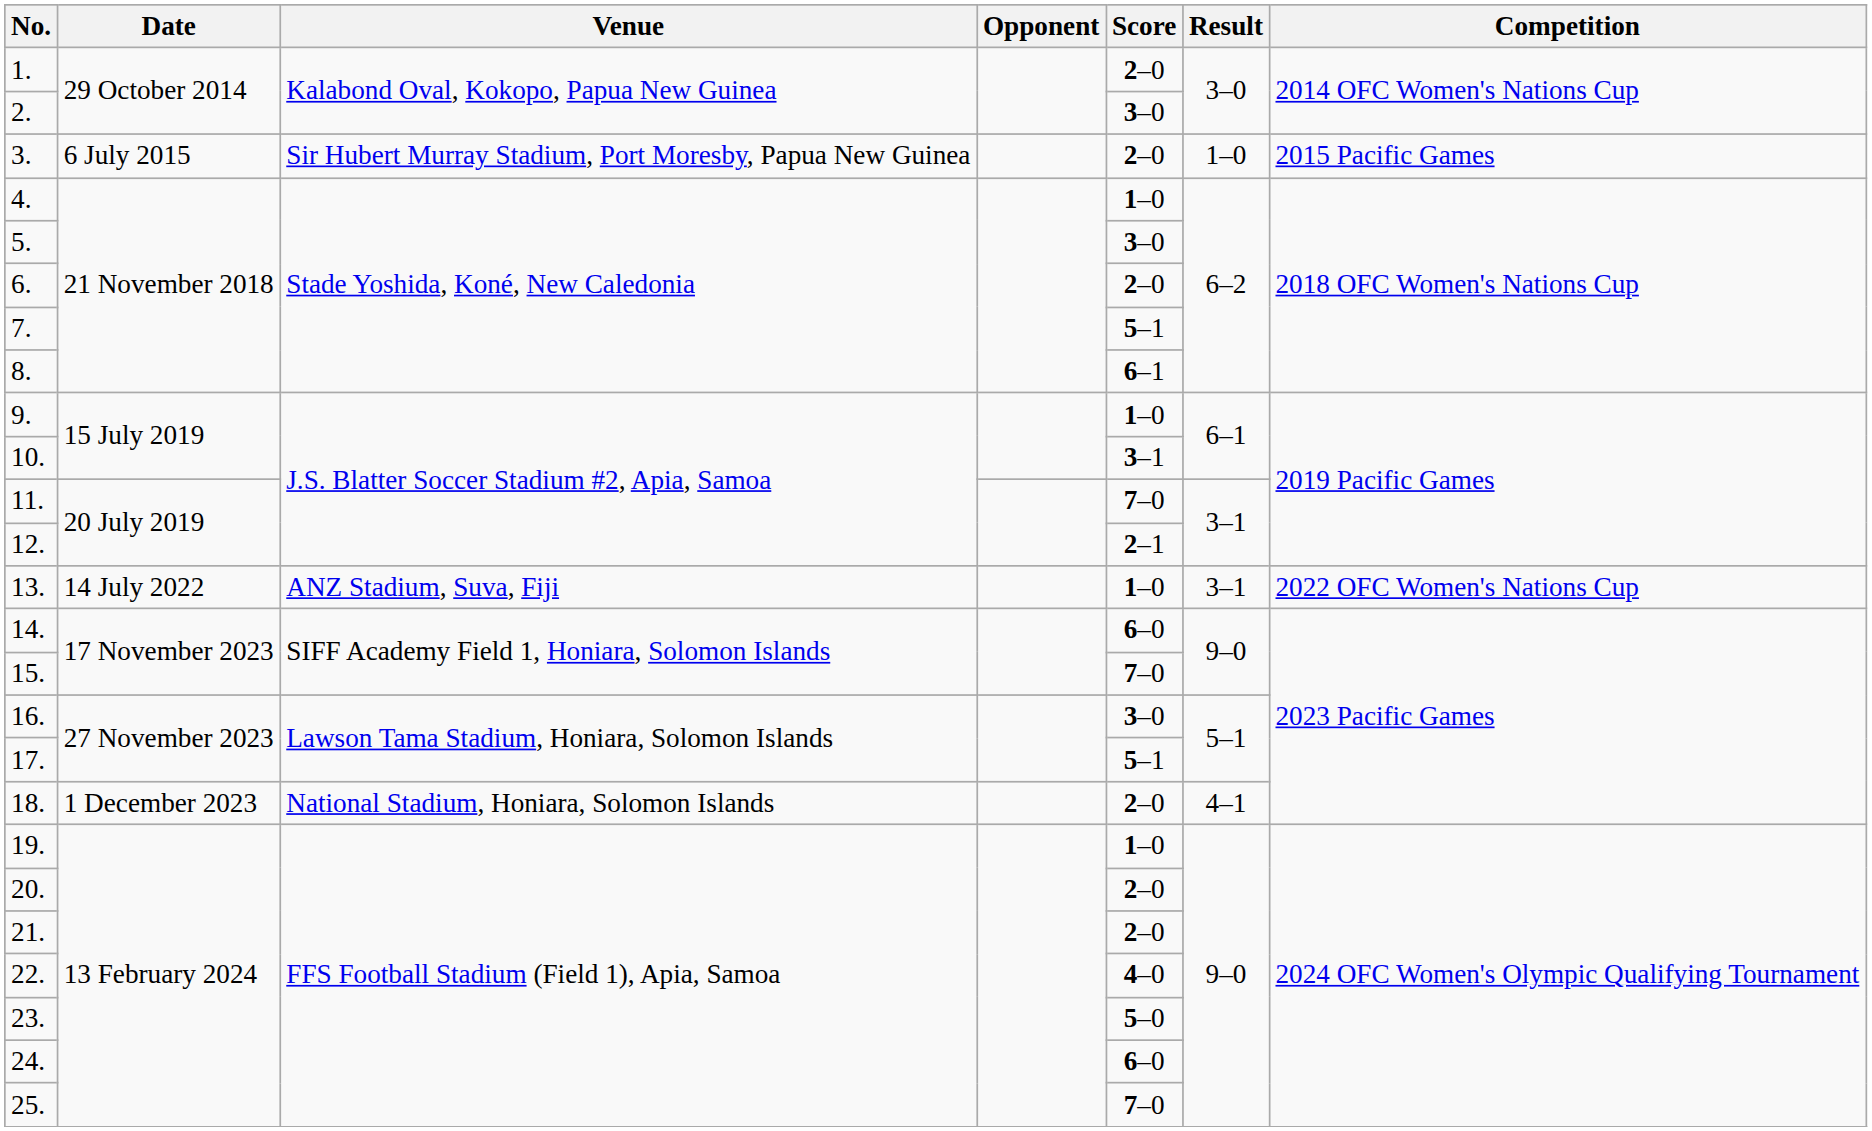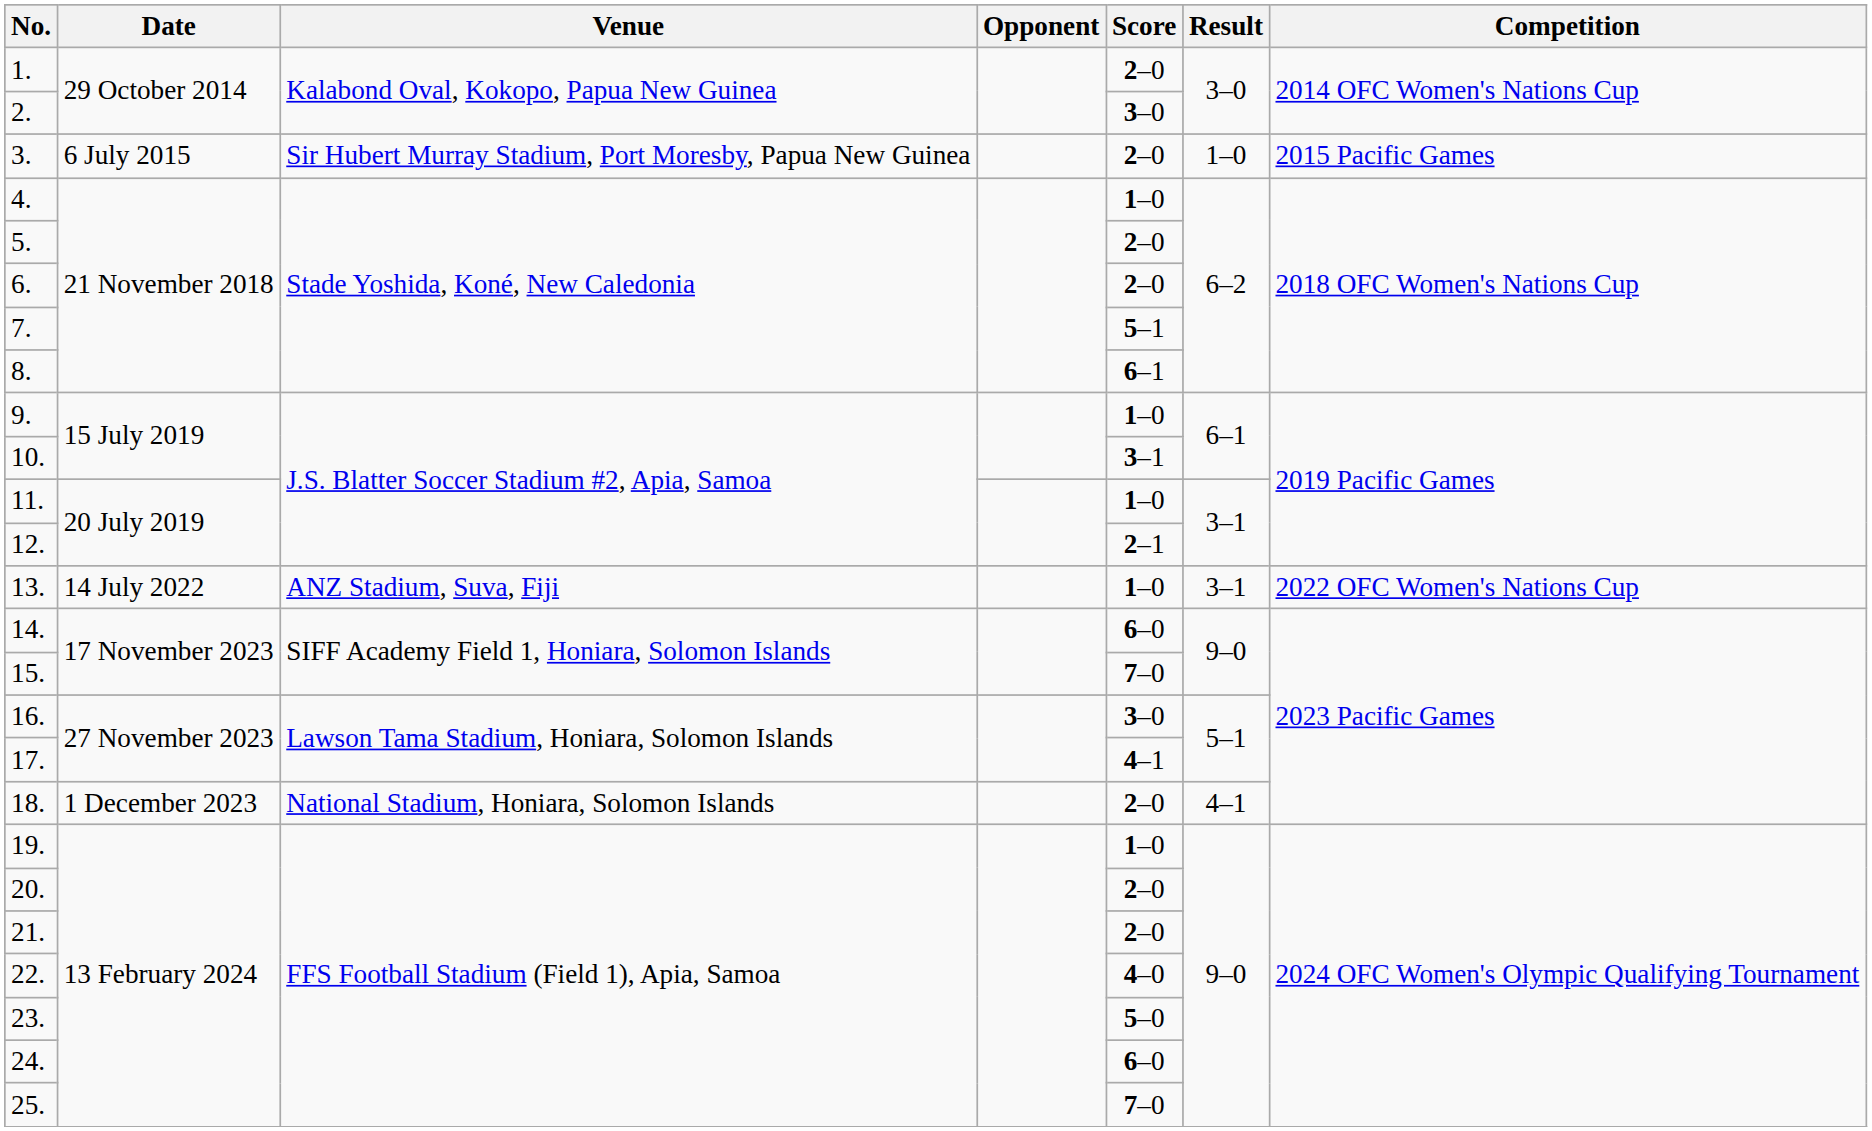(1144, 241) 3–0 -> (1144, 241) 2–0
(1144, 500) 7–0 -> (1144, 500) 1–0
(1144, 759) 5–1 -> (1144, 759) 4–1
